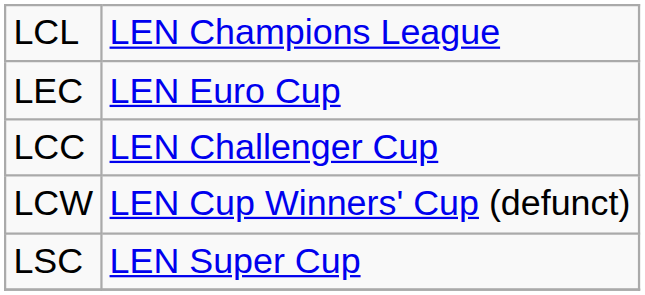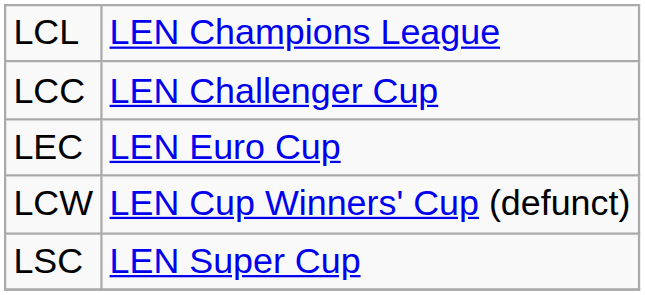rows swapped: (48, 89) <-> (49, 146)
